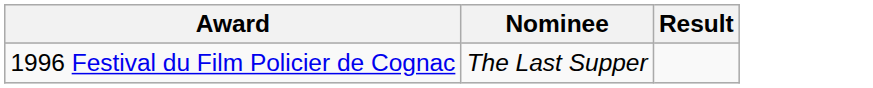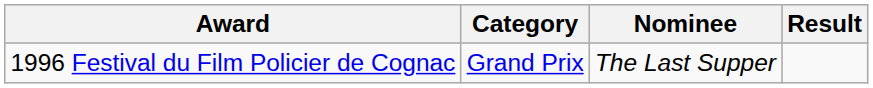+ column: (525, 23)
